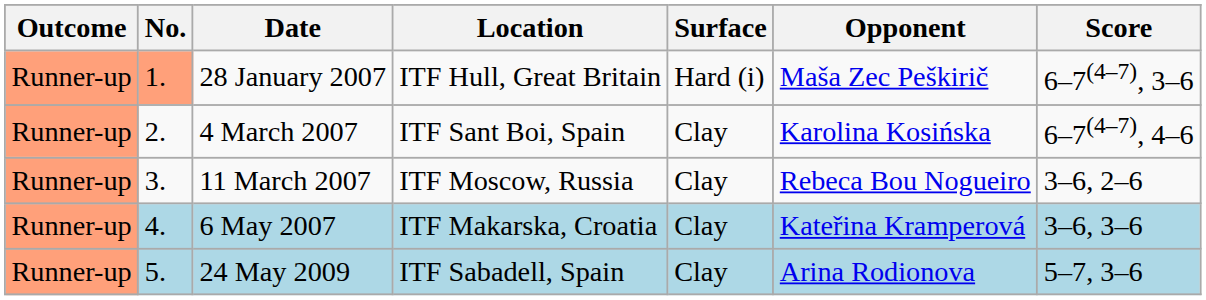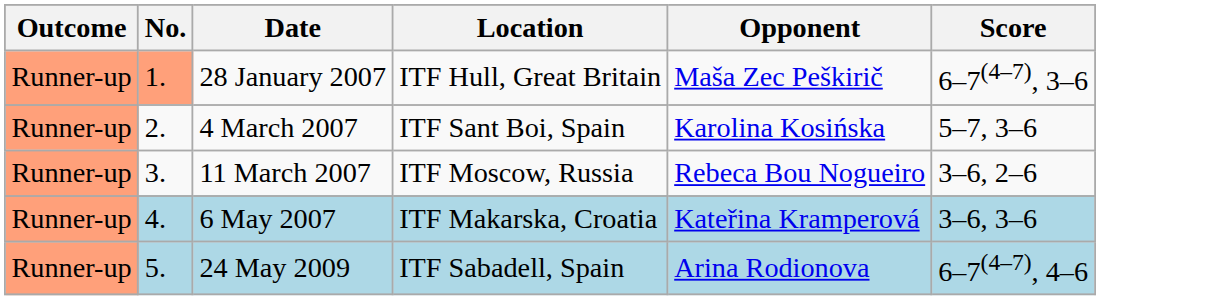- column: (720, 26)
(1119, 130) 6–7(4–7), 4–6 -> (988, 126) 5–7, 3–6
(1093, 271) 5–7, 3–6 -> (1013, 267) 6–7(4–7), 4–6
